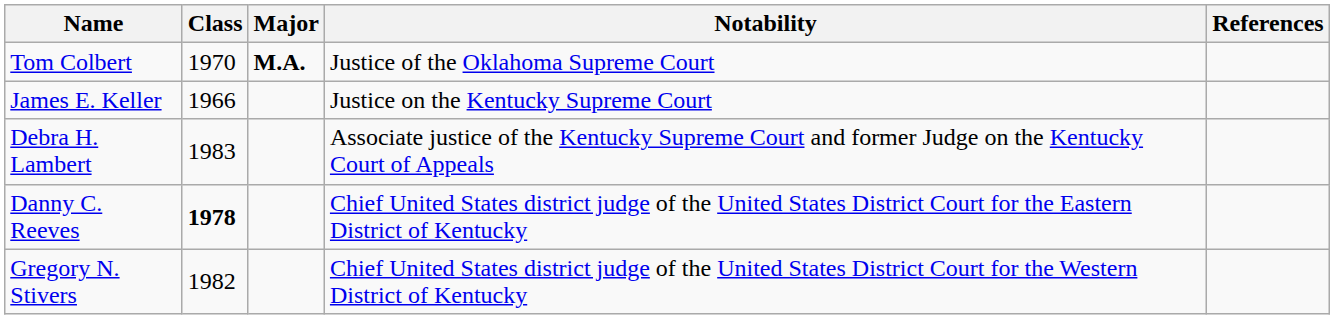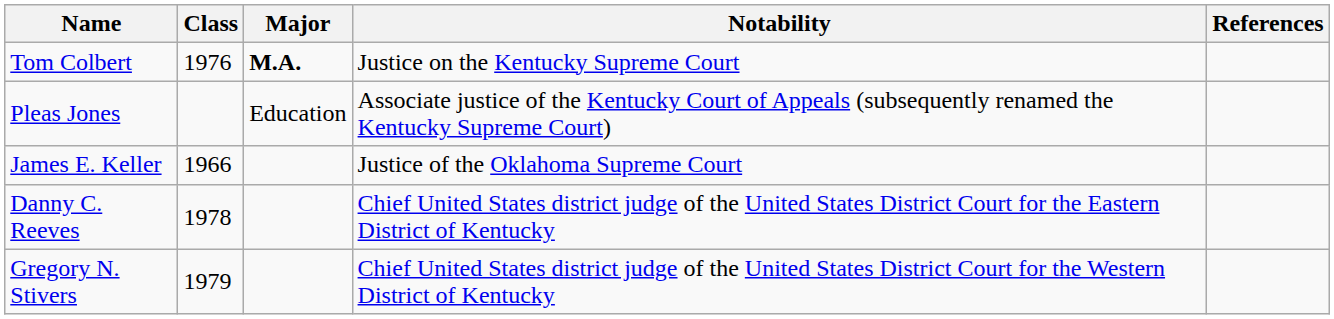(212, 61) 1970 -> (207, 61) 1976
(522, 61) Justice of the Oklahoma Supreme Court -> (549, 61) Justice on the Kentucky Supreme Court
+ row: (65, 113)
(521, 99) Justice on the Kentucky Supreme Court -> (550, 164) Justice of the Oklahoma Supreme Court
- row: (54, 151)
(212, 216) bold -> (207, 216) normal
(212, 281) 1982 -> (207, 281) 1979
